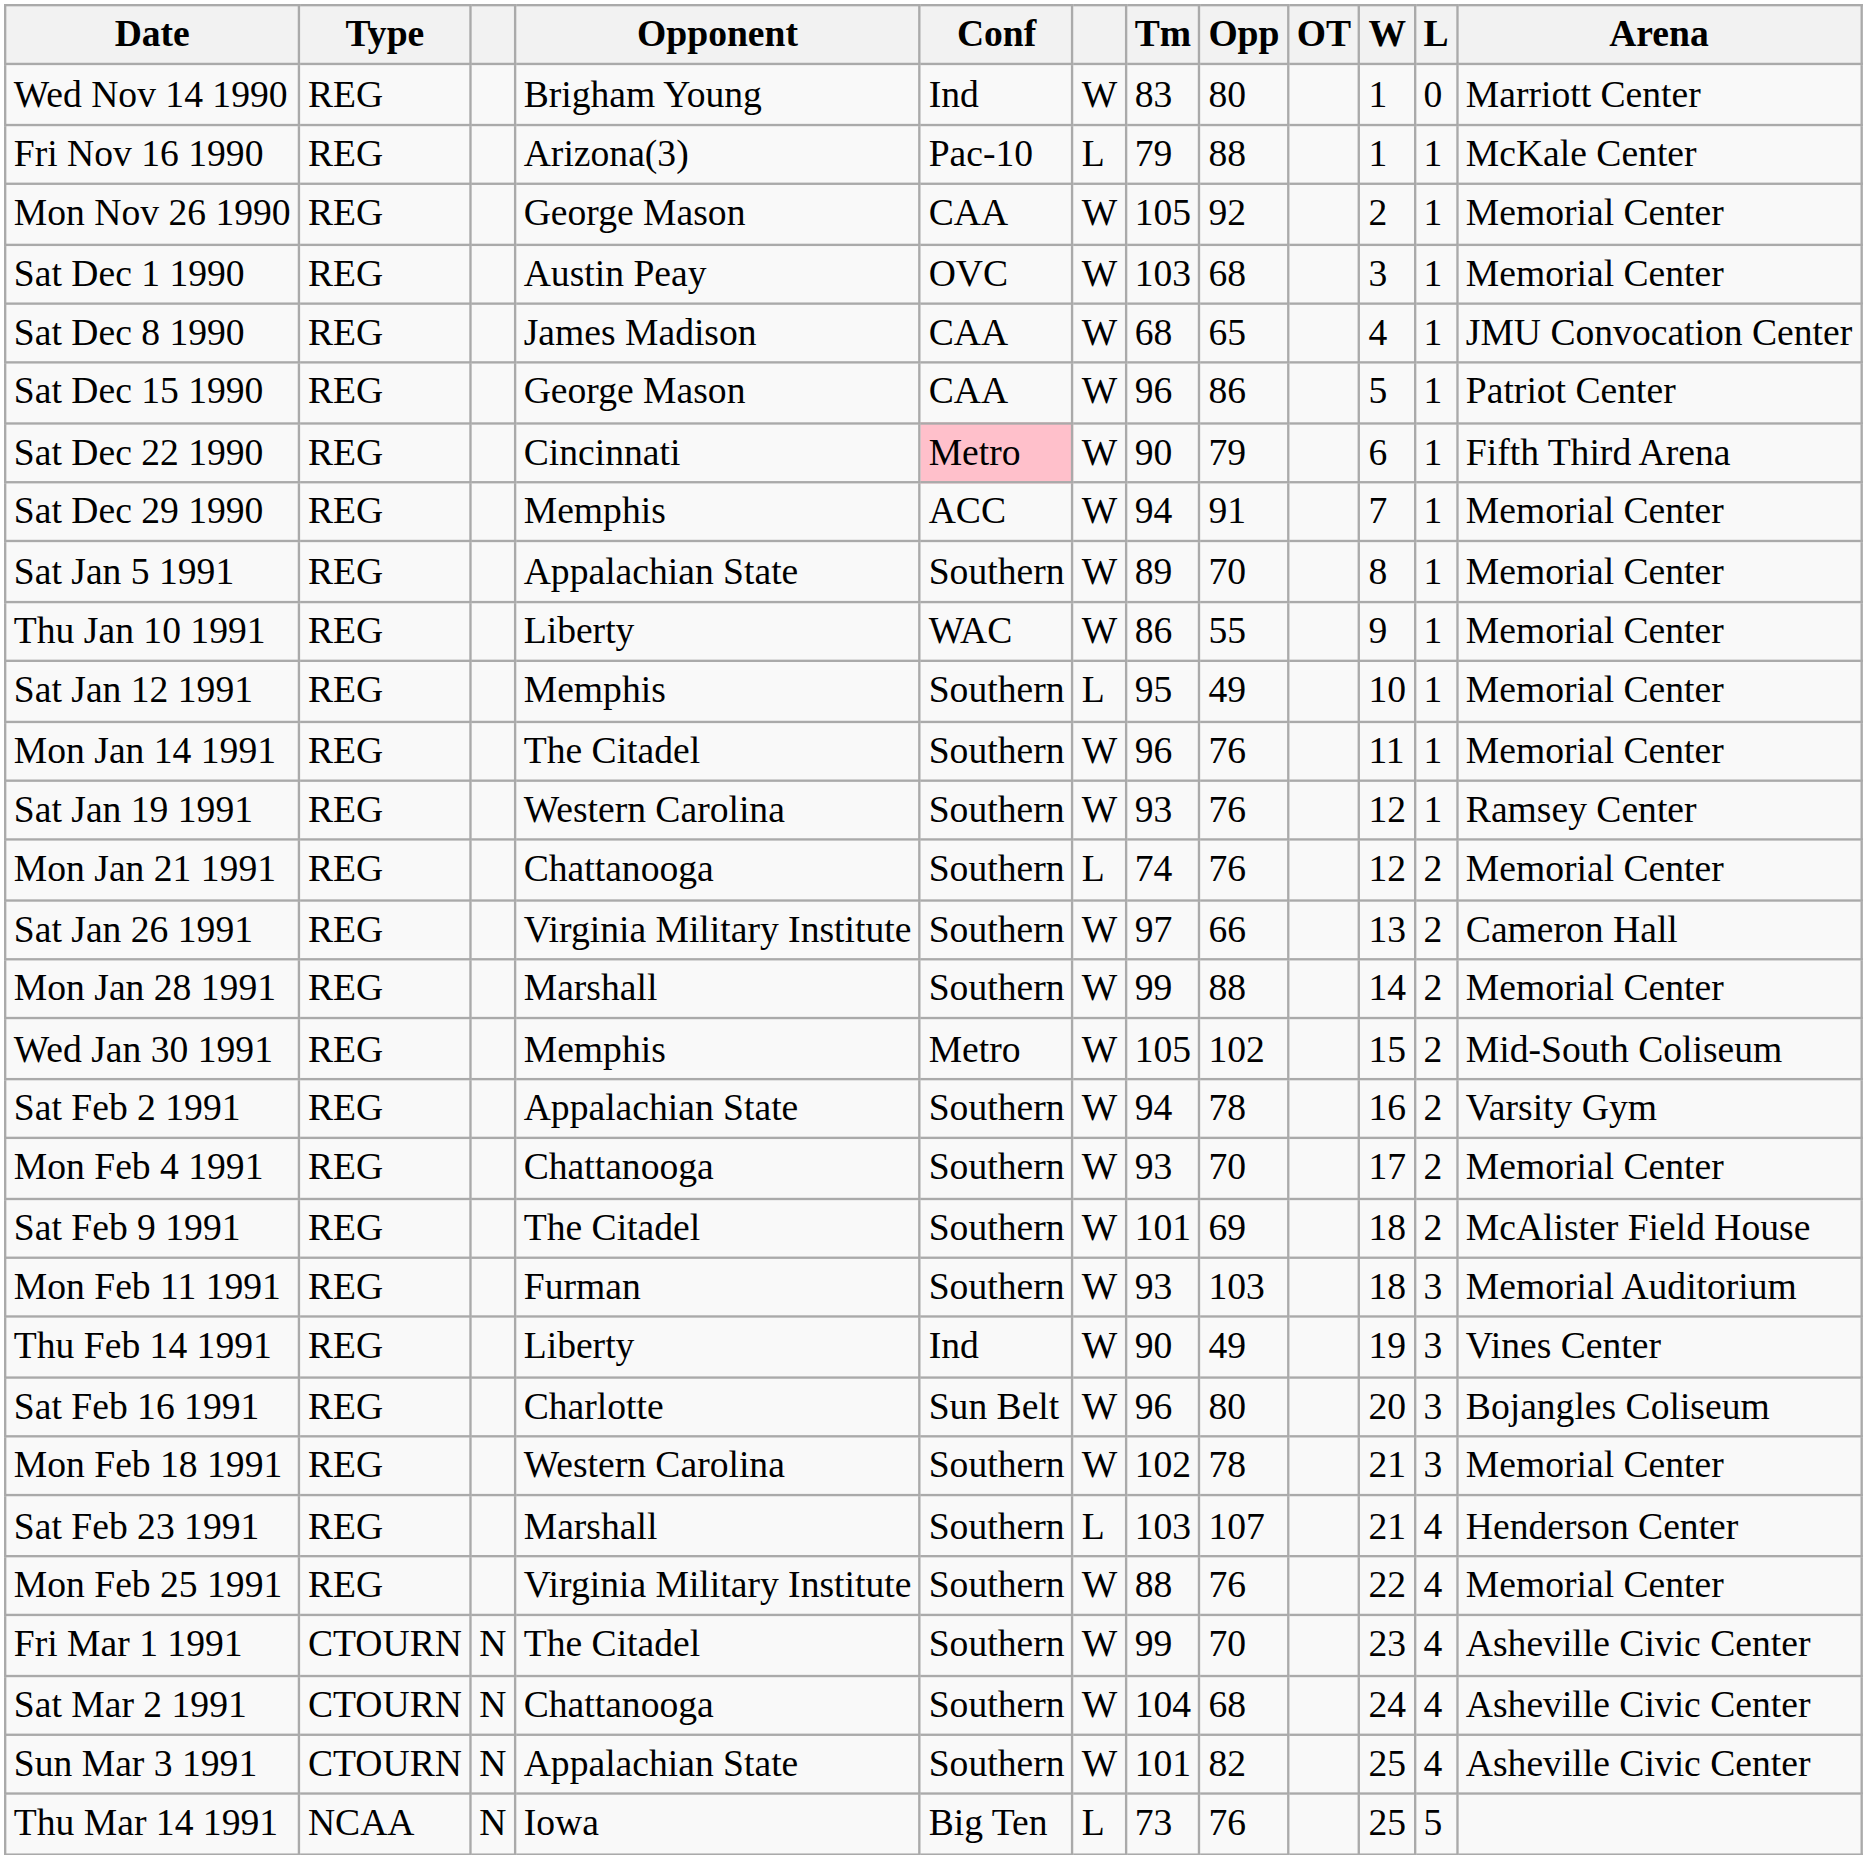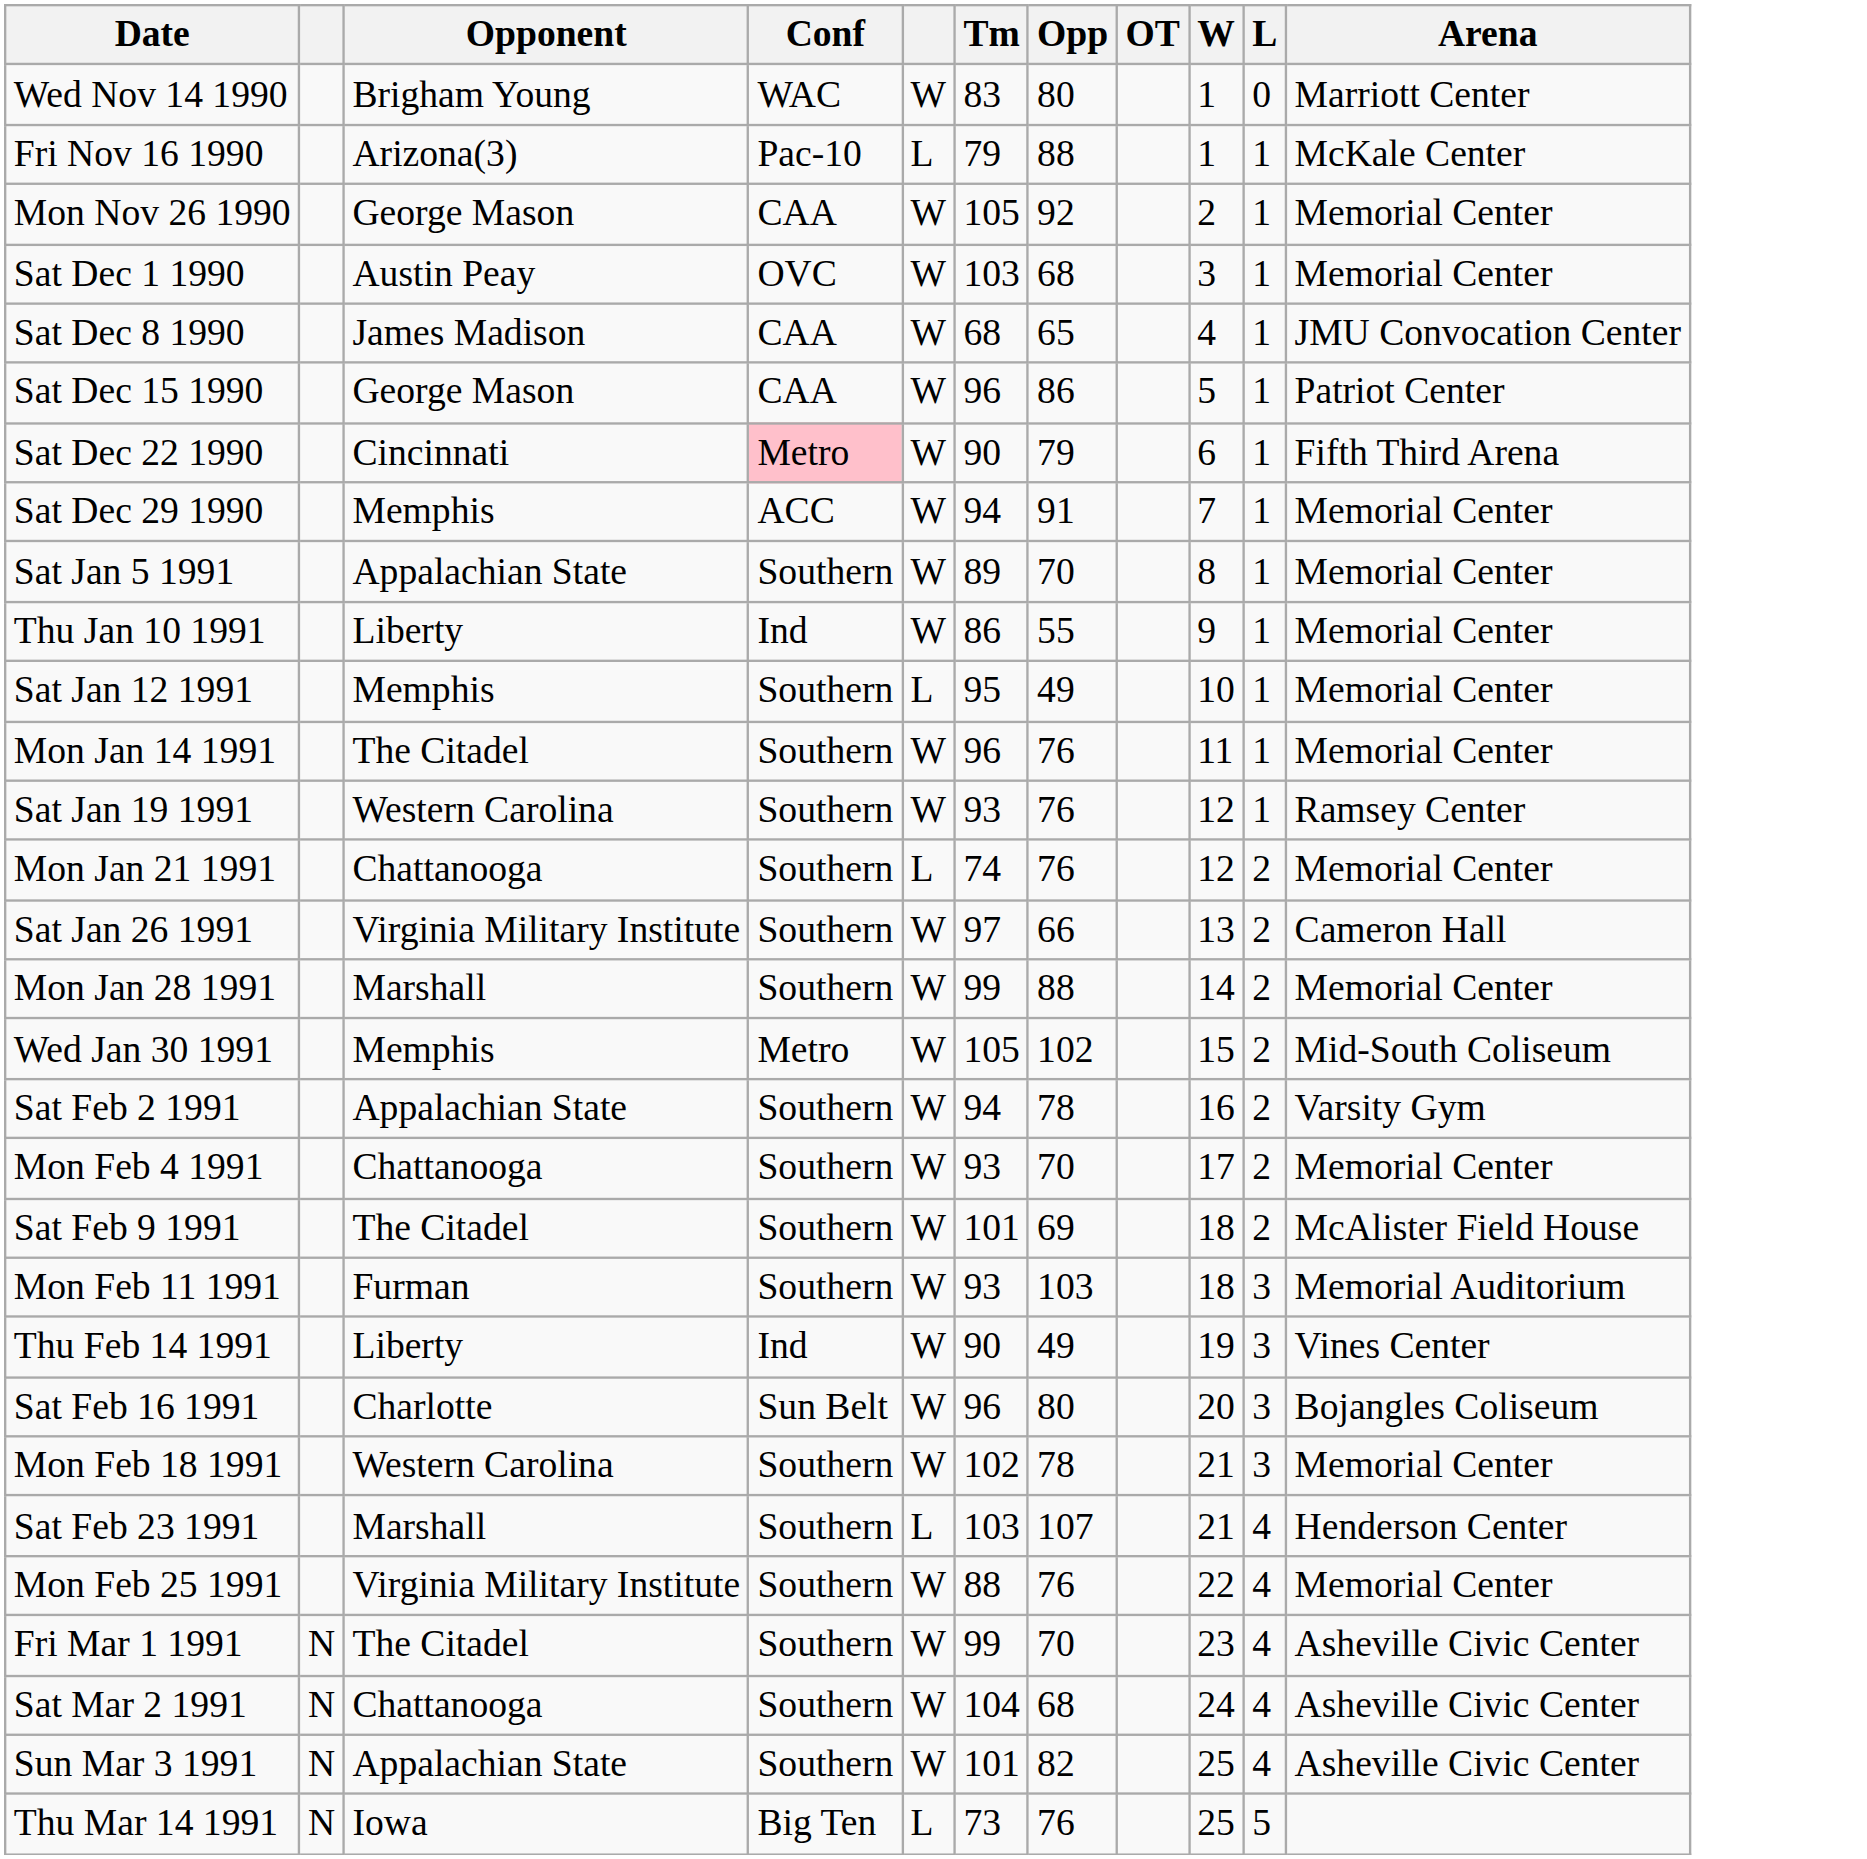- column: (385, 34)
(954, 93) Ind -> (799, 93) WAC
(970, 630) WAC -> (782, 630) Ind
